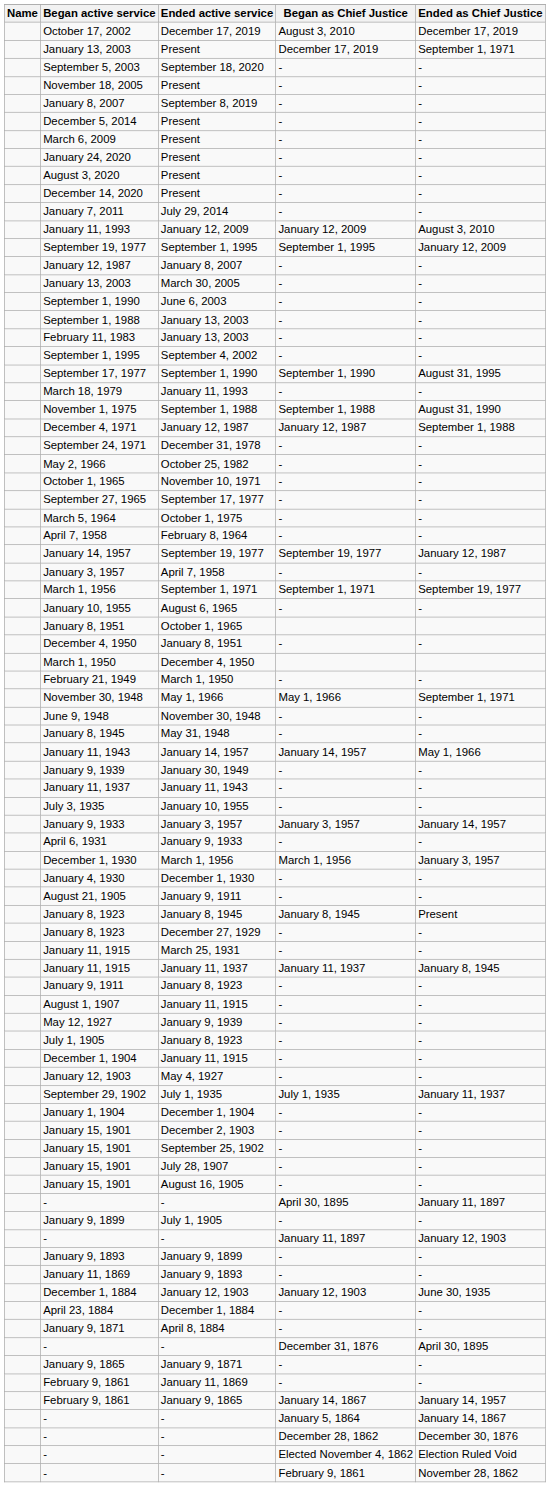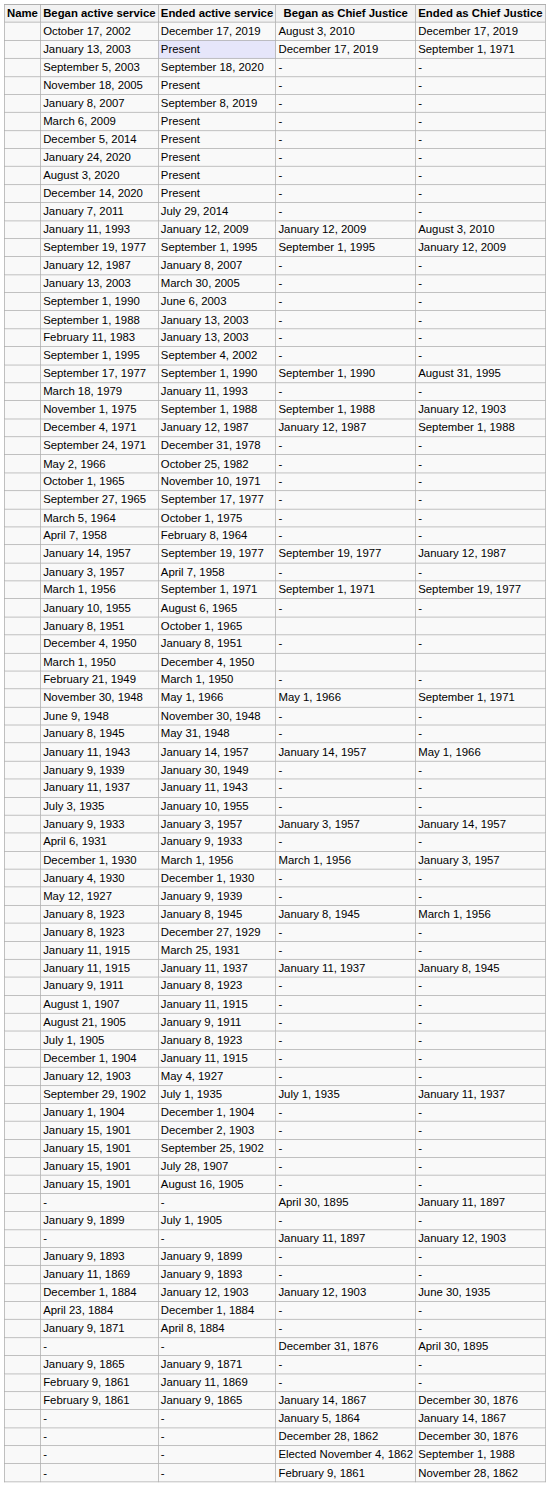(180, 49) no background -> (180, 49) lavender background
rows swapped: (79, 139) <-> (90, 121)
(460, 409) August 31, 1990 -> (462, 409) January 12, 1903
rows swapped: (78, 1022) <-> (85, 896)
(438, 914) Present -> (454, 914) March 1, 1956
(462, 1400) January 14, 1957 -> (468, 1400) December 30, 1876
(467, 1454) Election Ruled Void -> (466, 1454) September 1, 1988
